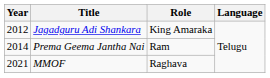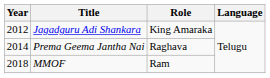(160, 47) Ram -> (168, 47) Raghava
(18, 64) 2021 -> (18, 64) 2018
(168, 64) Raghava -> (160, 64) Ram
